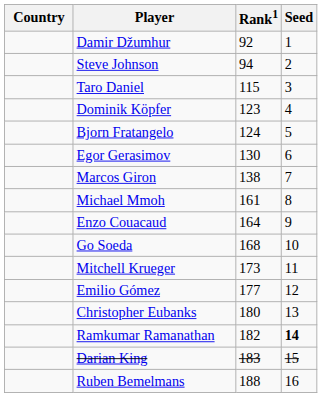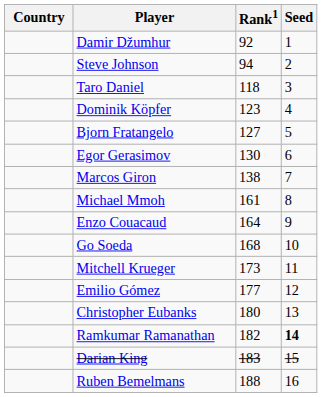(249, 87) 115 -> (249, 87) 118
(250, 132) 124 -> (250, 132) 127
